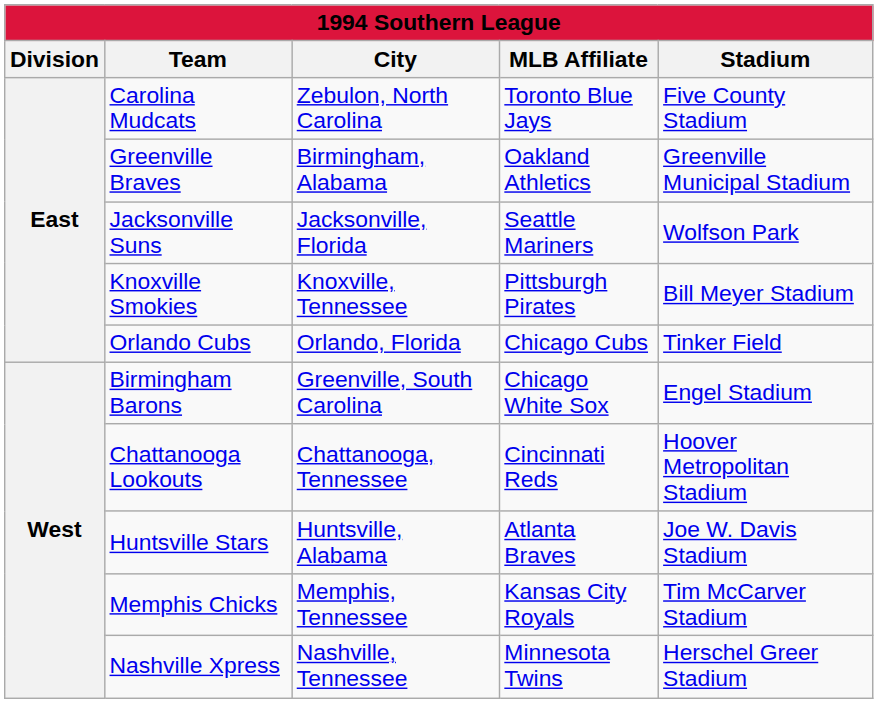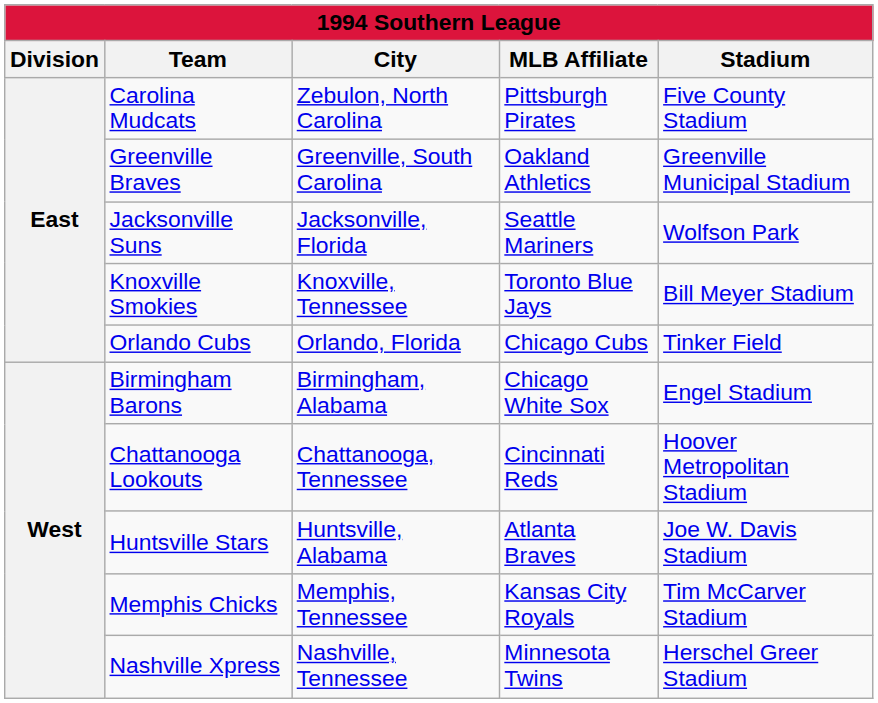(569, 108) Toronto Blue Jays -> (556, 108) Pittsburgh Pirates
(361, 170) Birmingham, Alabama -> (385, 170) Greenville, South Carolina
(556, 294) Pittsburgh Pirates -> (569, 294) Toronto Blue Jays
(385, 392) Greenville, South Carolina -> (361, 392) Birmingham, Alabama
